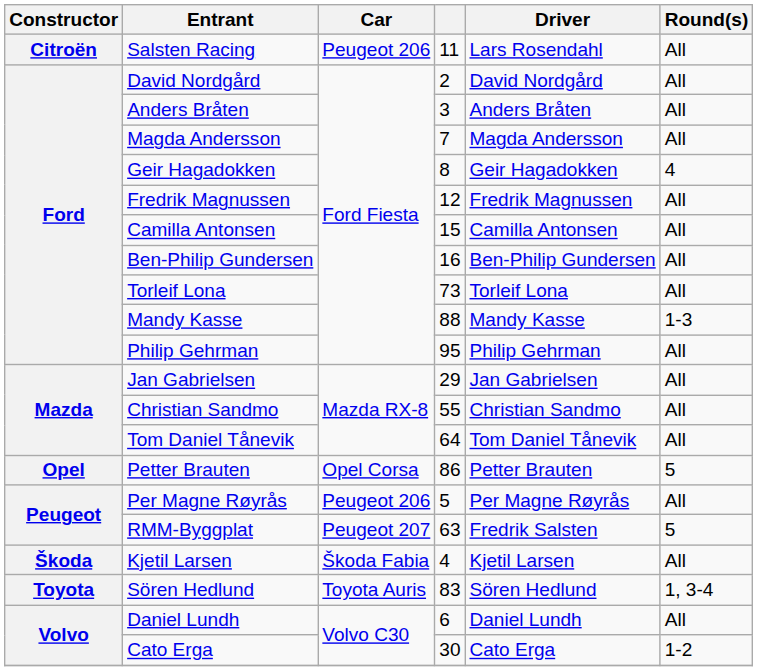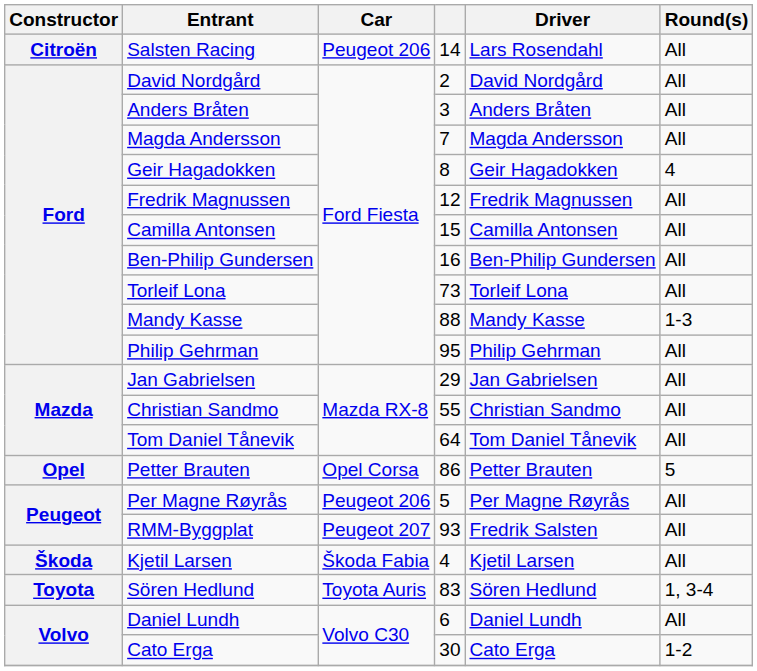(449, 49) 11 -> (450, 49) 14
(450, 530) 63 -> (450, 530) 93
(670, 530) 5 -> (675, 530) All
